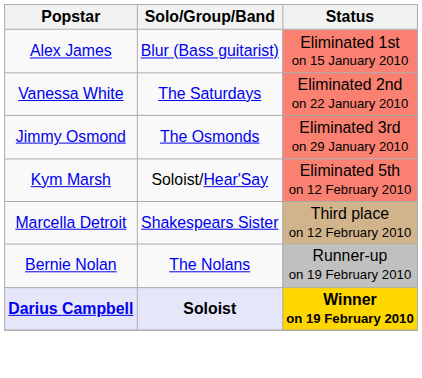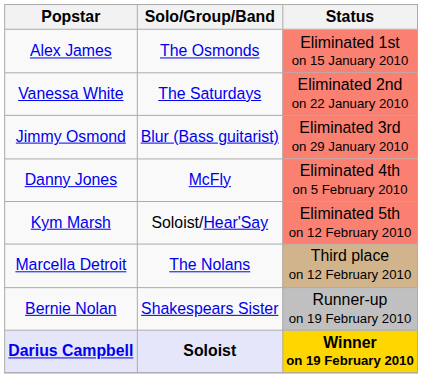(210, 51) Blur (Bass guitarist) -> (210, 51) The Osmonds
(210, 136) The Osmonds -> (210, 136) Blur (Bass guitarist)
+ row: (71, 179)
(210, 222) Shakespears Sister -> (210, 265) The Nolans
(210, 265) The Nolans -> (210, 308) Shakespears Sister
